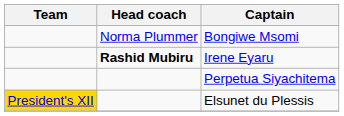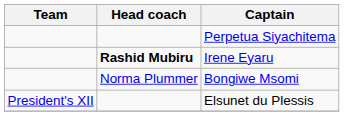rows swapped: (251, 36) <-> (270, 79)
(51, 100) gold background -> (51, 100) no background
